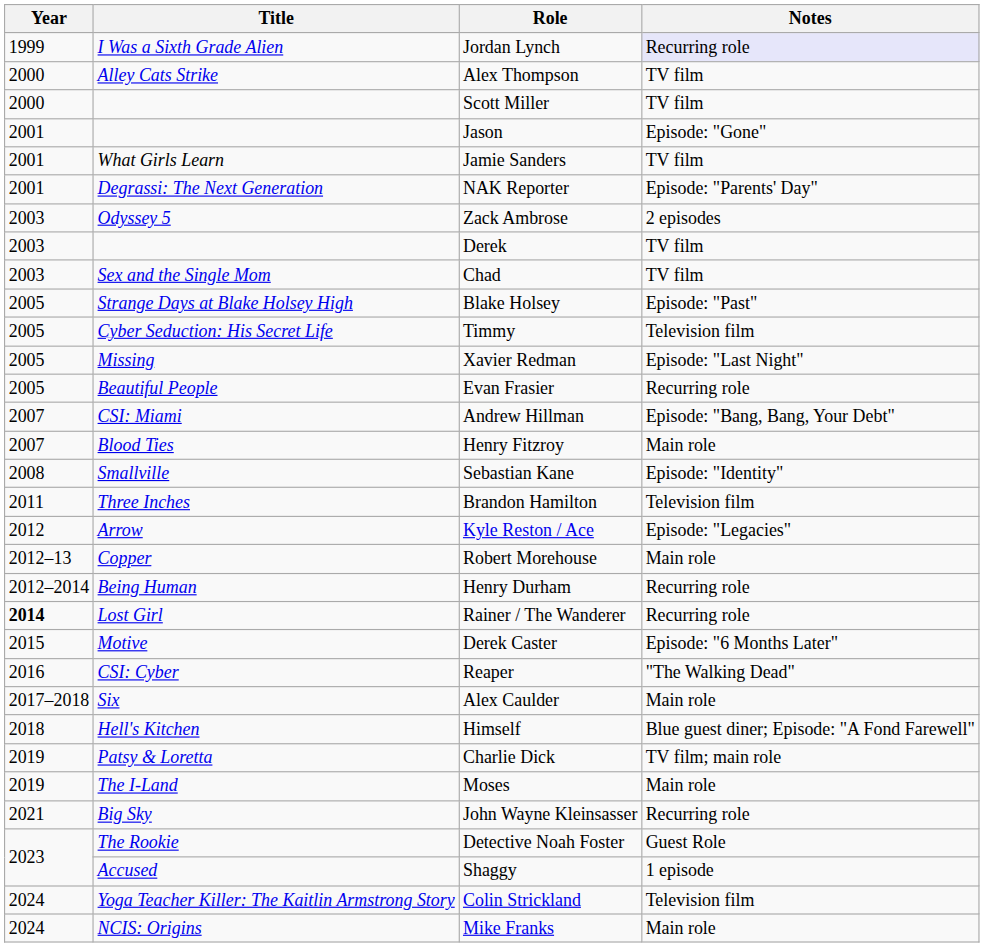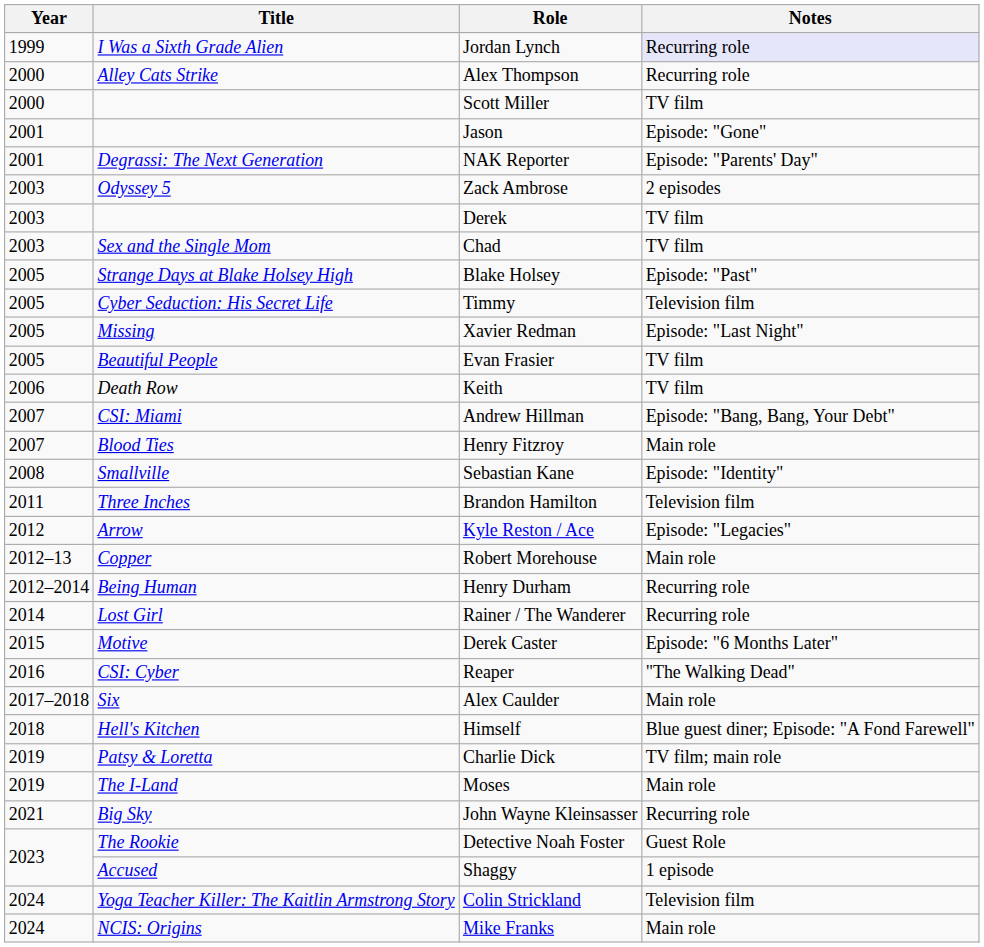(675, 75) TV film -> (698, 75) Recurring role
- row: (514, 160)
(698, 388) Recurring role -> (675, 359) TV film
+ row: (483, 388)
(27, 615) bold -> (27, 615) normal
